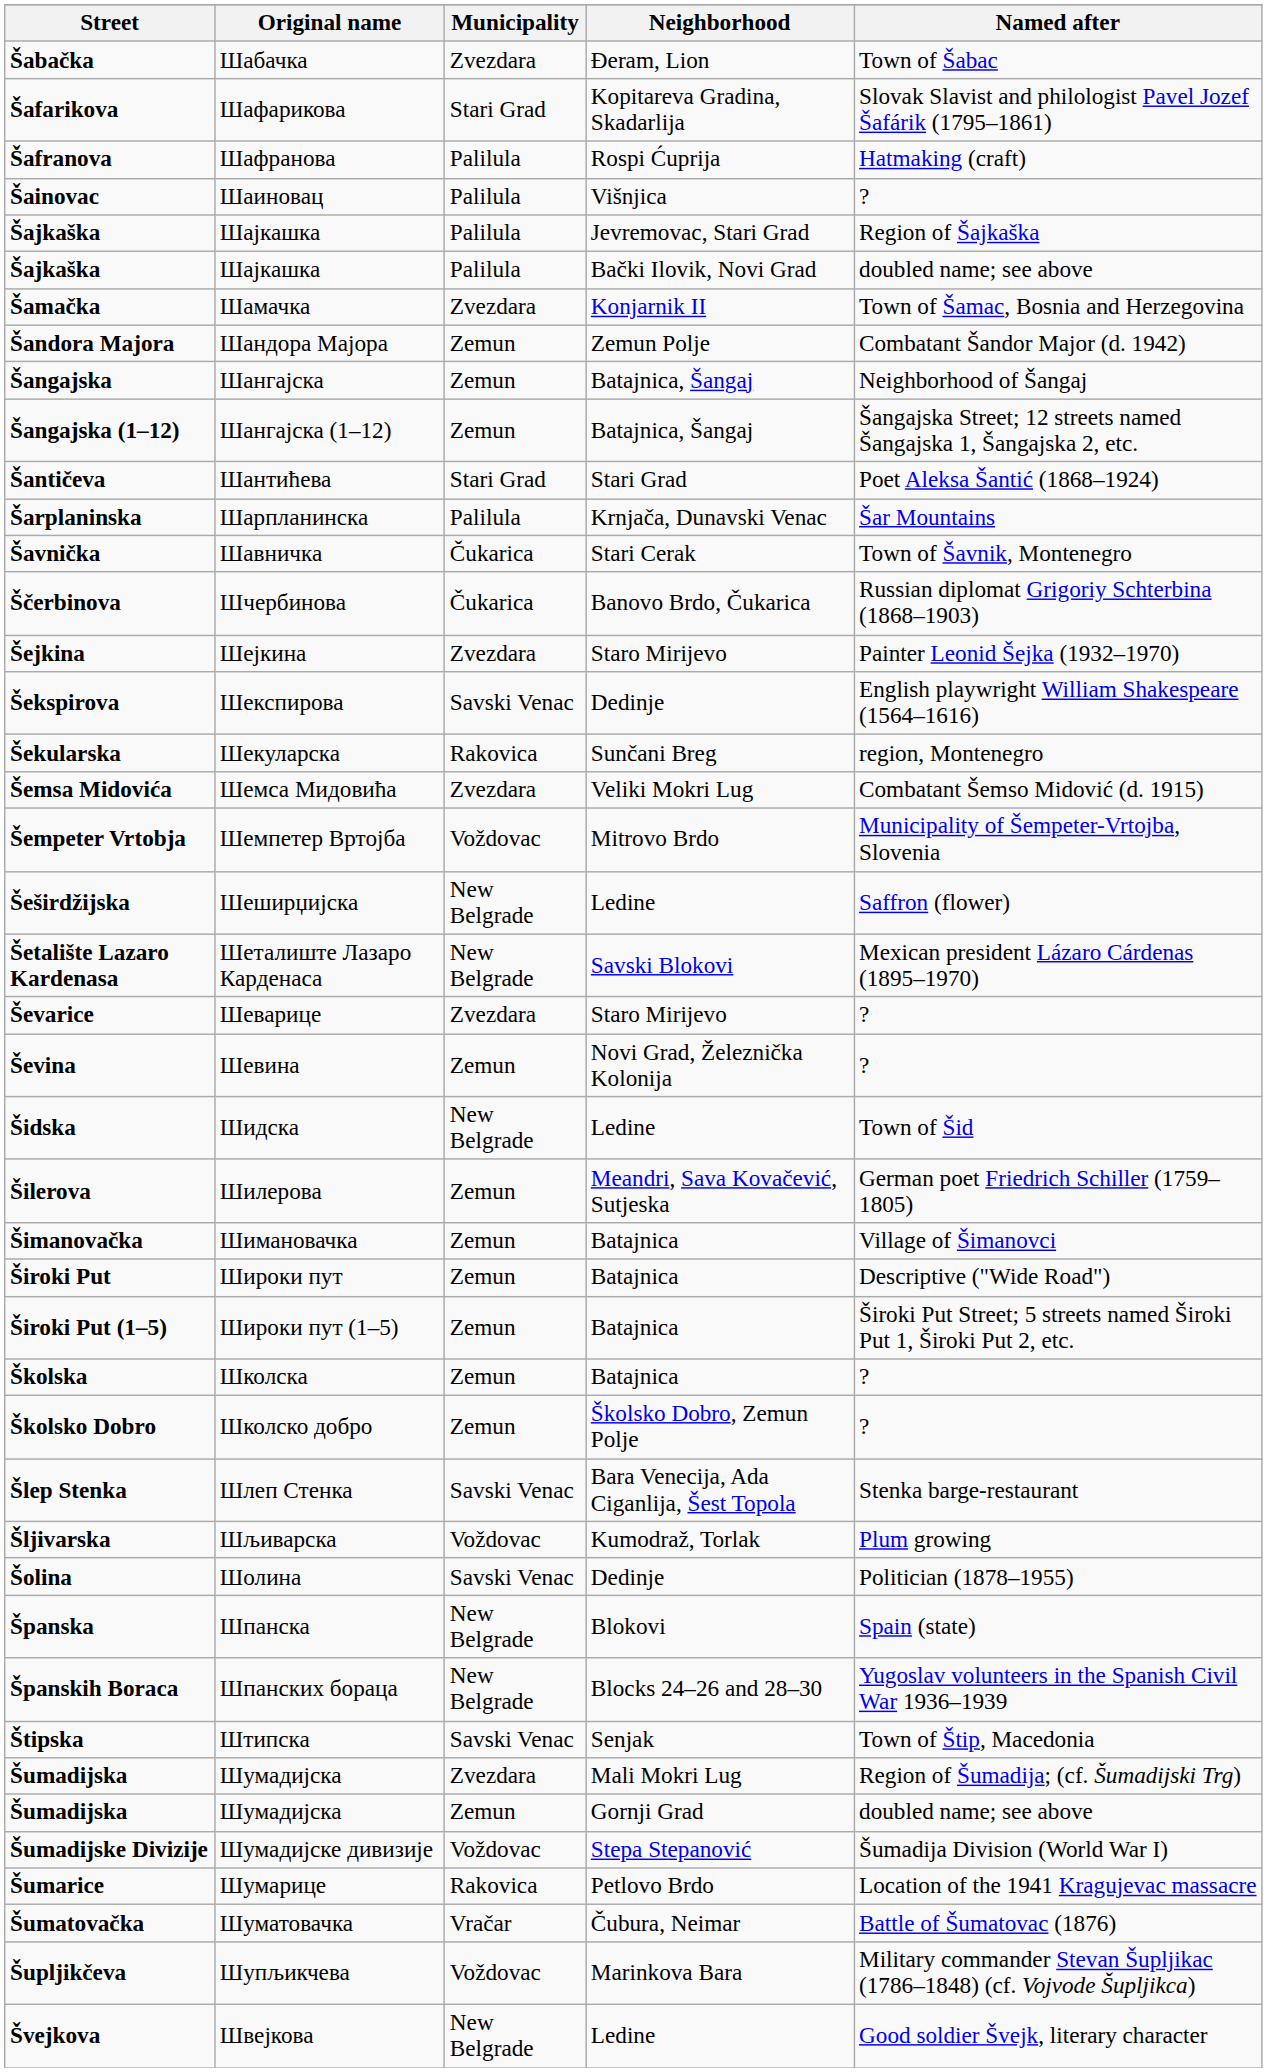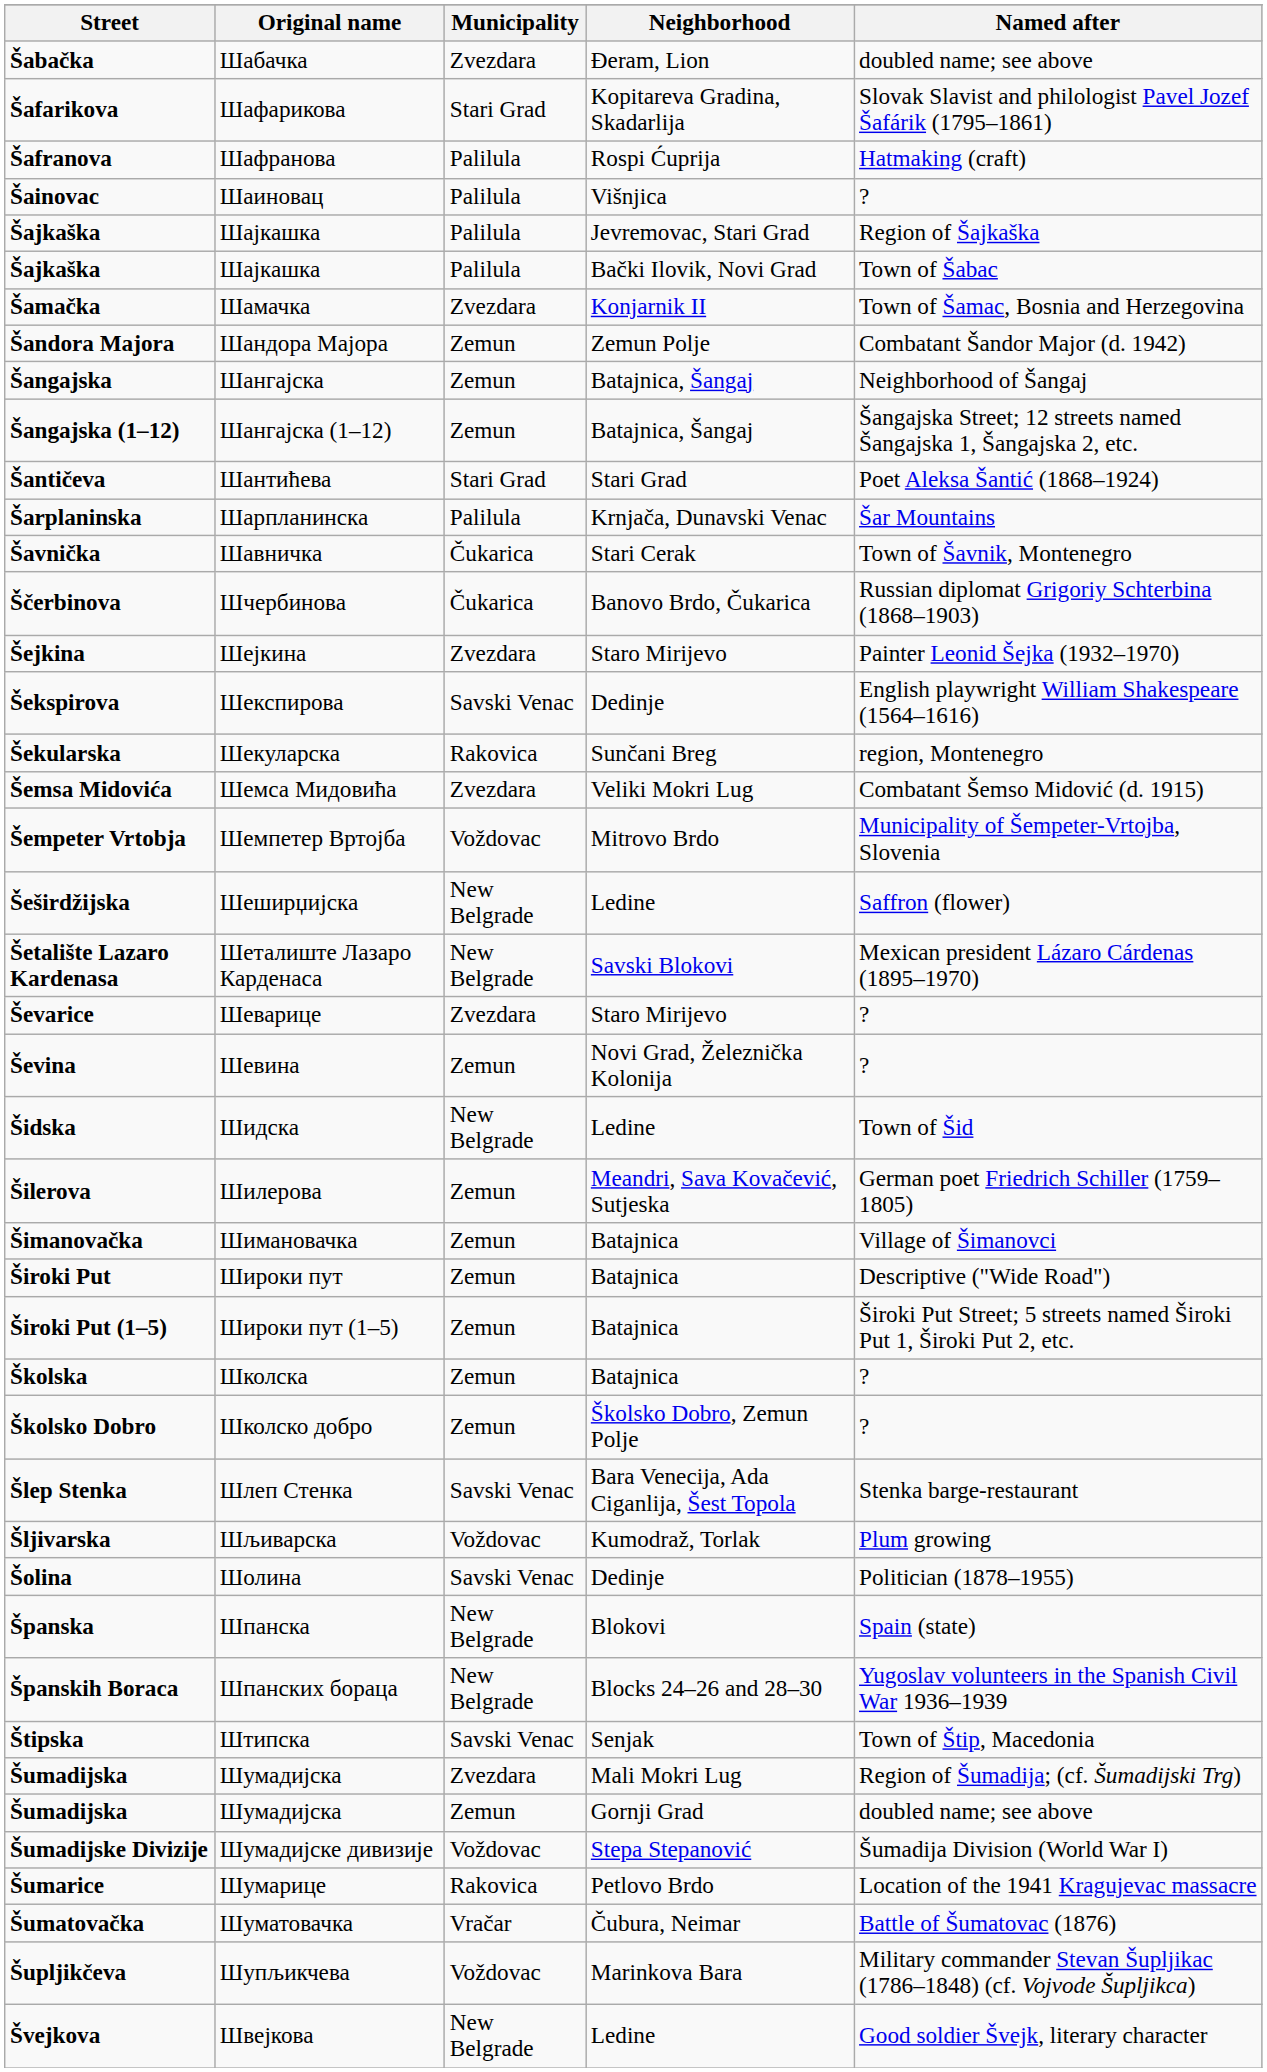(928, 59) Town of Šabac -> (976, 59) doubled name; see above
(976, 269) doubled name; see above -> (928, 269) Town of Šabac
